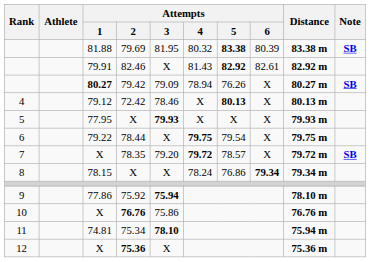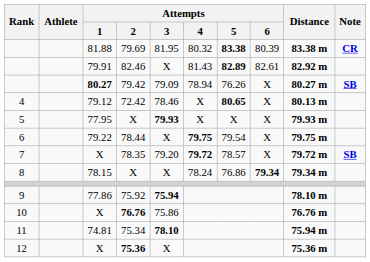(350, 48) SB -> (350, 48) CR
(234, 66) 82.92 -> (234, 66) 82.89
(234, 101) 80.13 -> (234, 101) 80.65
